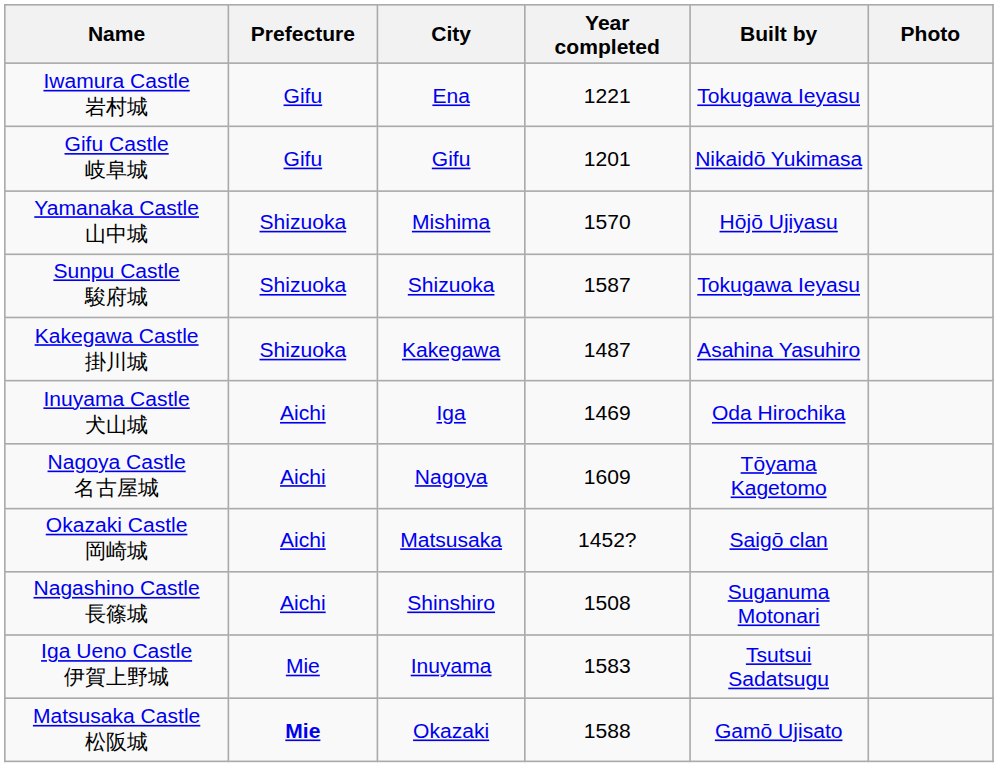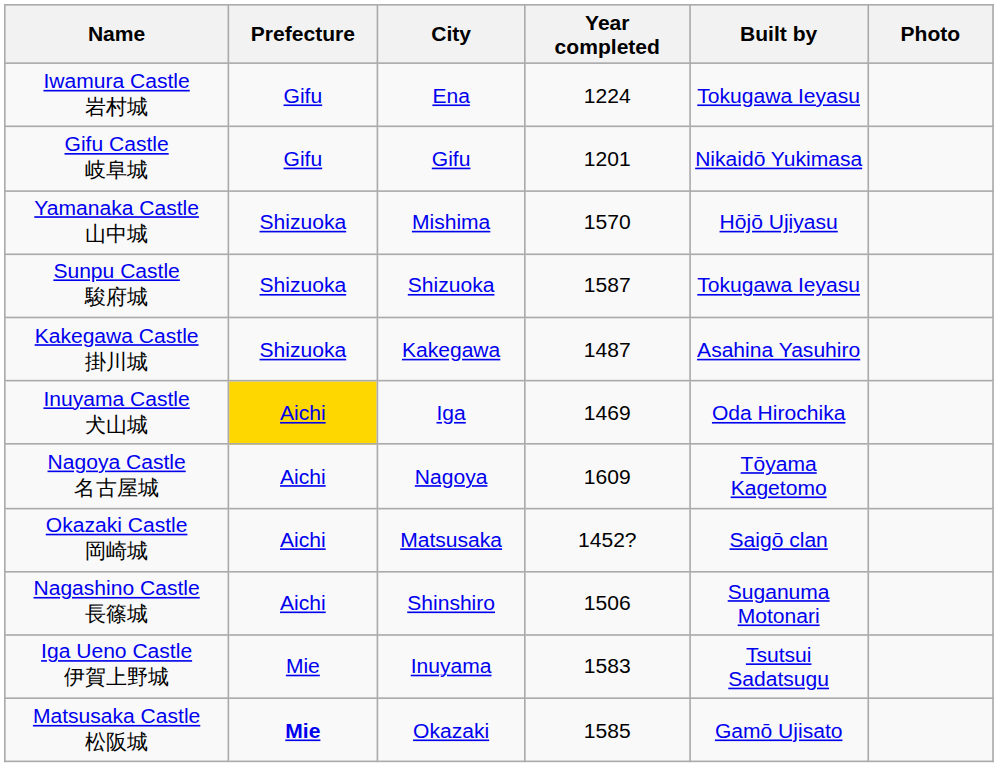(607, 95) 1221 -> (607, 95) 1224
(303, 413) no background -> (303, 413) gold background
(607, 603) 1508 -> (607, 603) 1506
(607, 730) 1588 -> (607, 730) 1585
